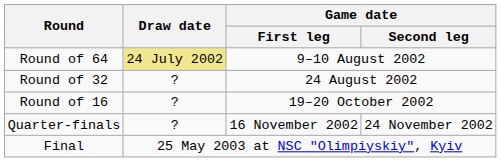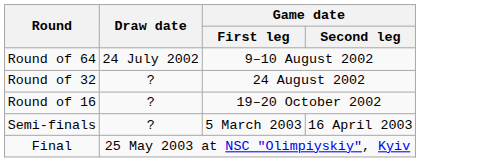(175, 59) khaki background -> (151, 59) no background
- row: (64, 125)
+ row: (52, 125)
